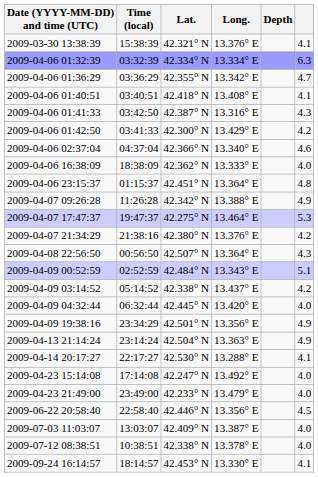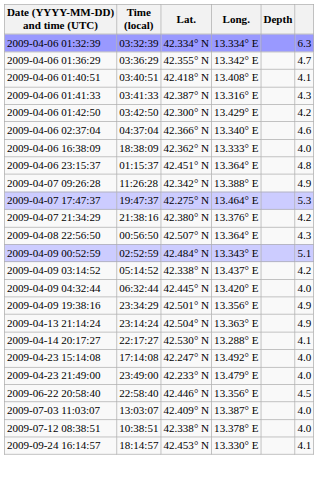- row: (54, 43)
(139, 113) 03:42:50 -> (139, 95) 03:41:33
(139, 130) 03:41:33 -> (139, 113) 03:42:50
